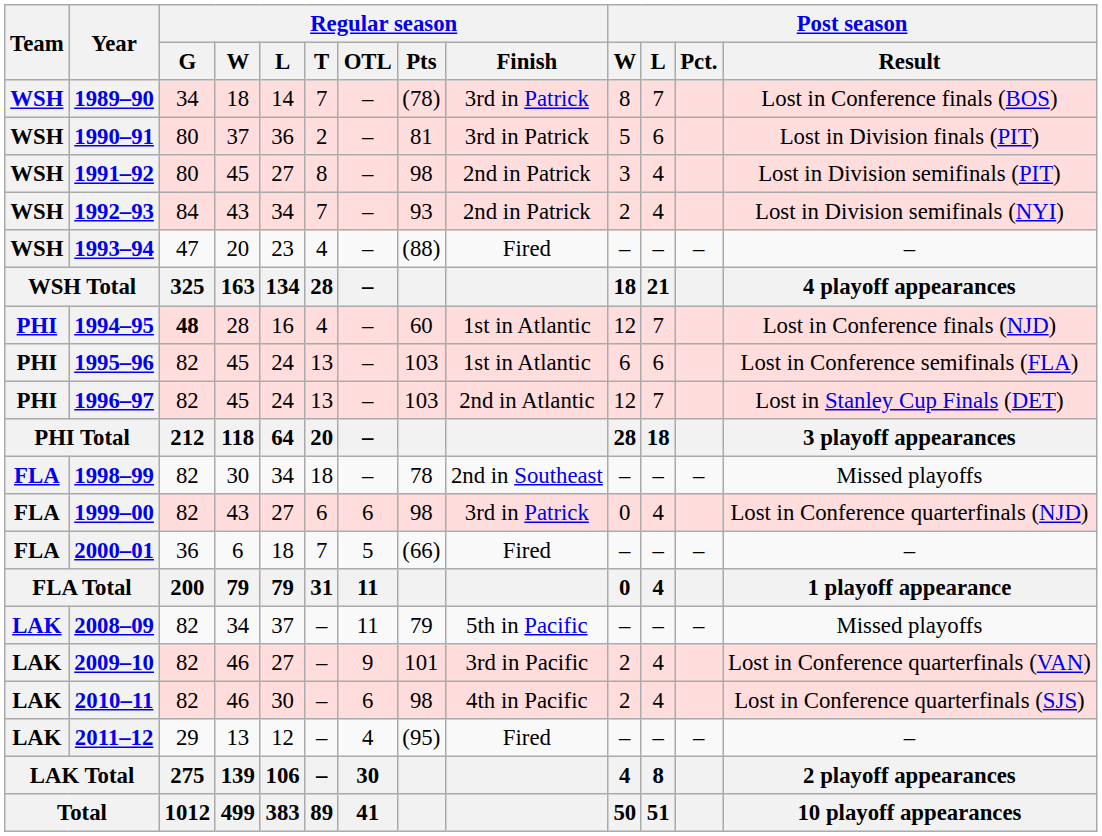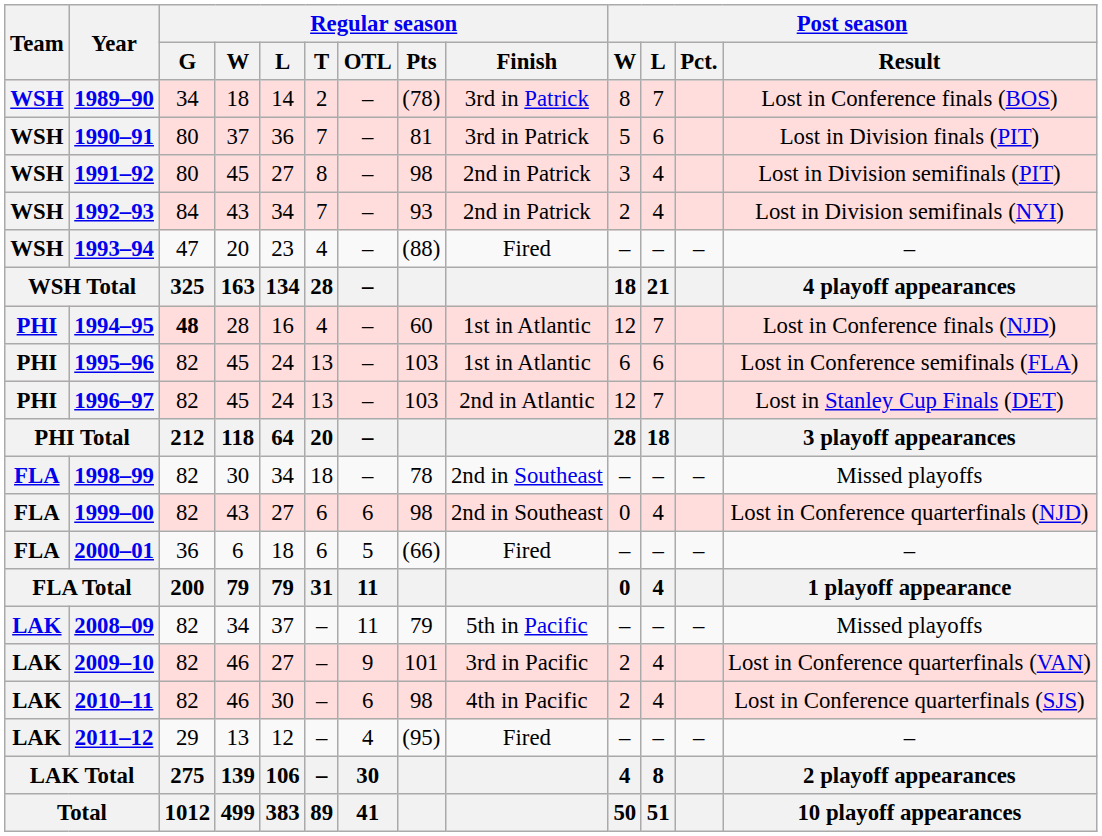(322, 98) 7 -> (322, 98) 2
(322, 136) 2 -> (322, 136) 7
(527, 512) 3rd in Patrick -> (527, 512) 2nd in Southeast
(322, 549) 7 -> (322, 549) 6
